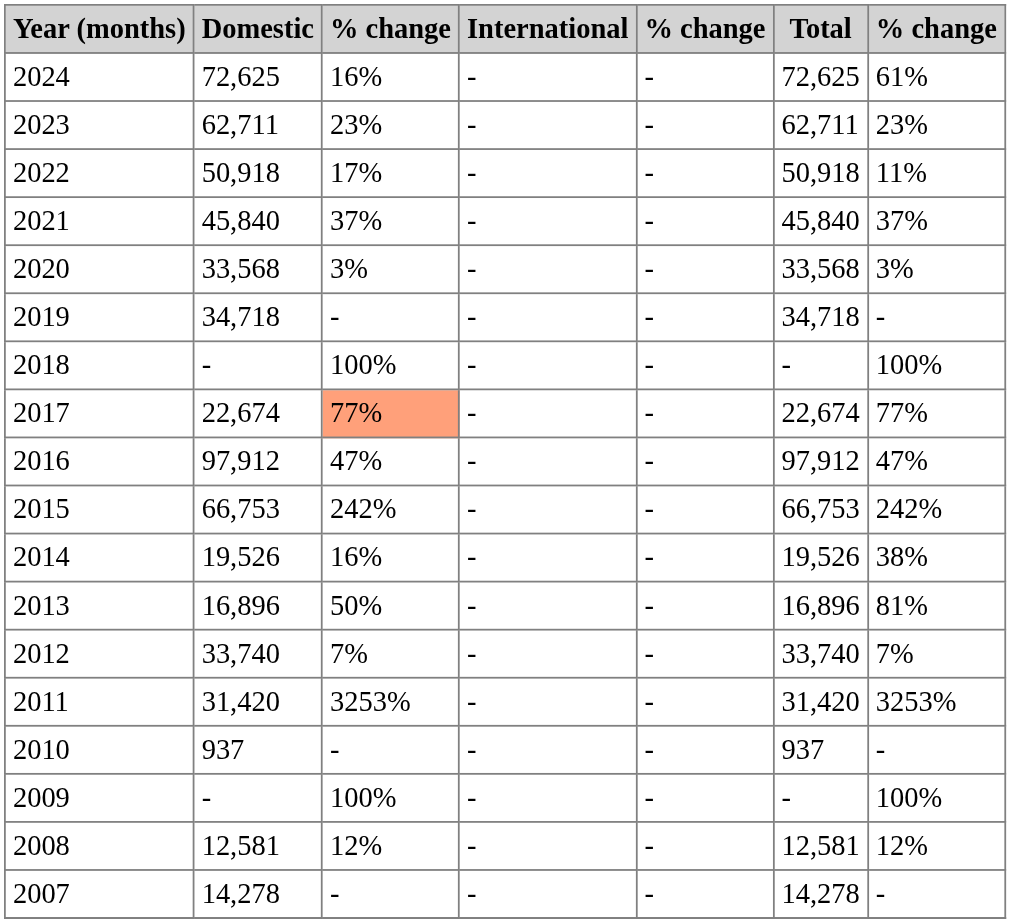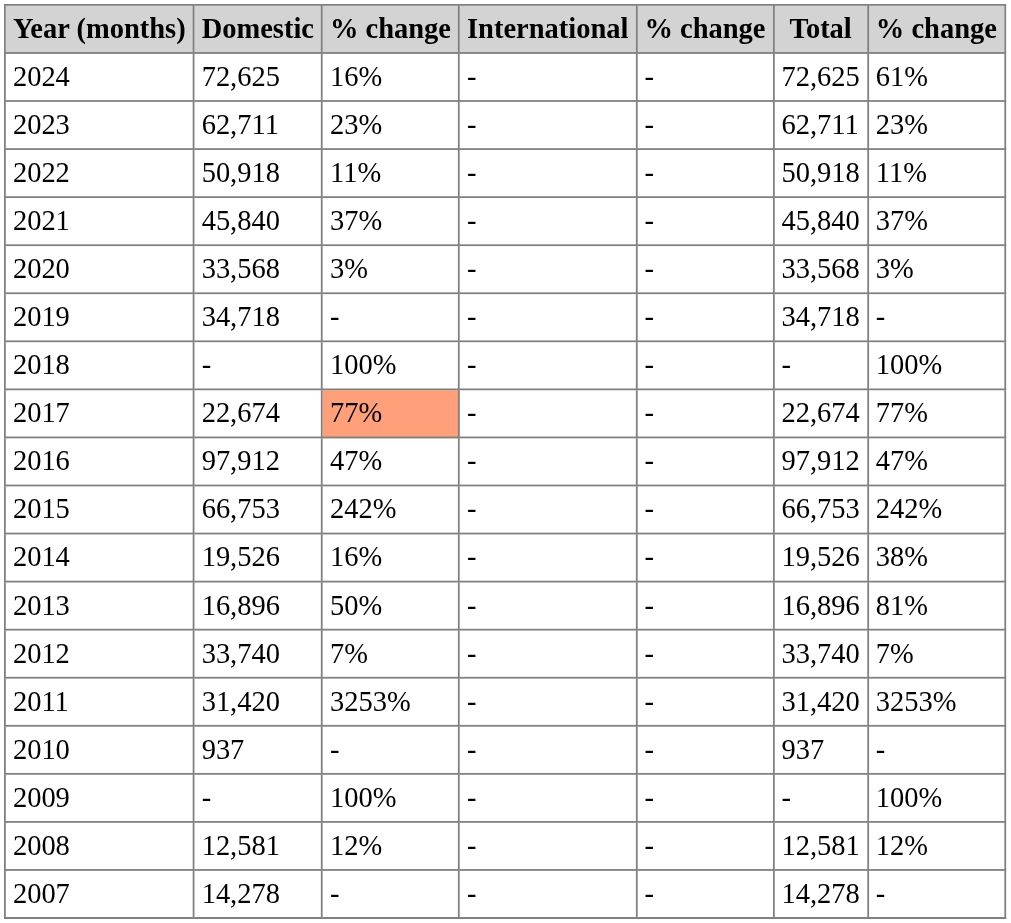(356, 172) 17% -> (356, 172) 11%
